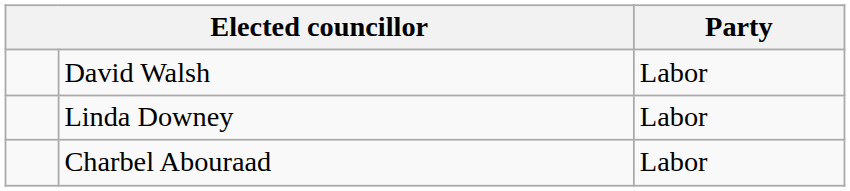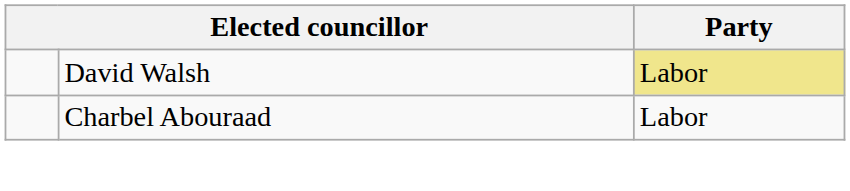(674, 72) no background -> (674, 72) khaki background
- row: (149, 117)
